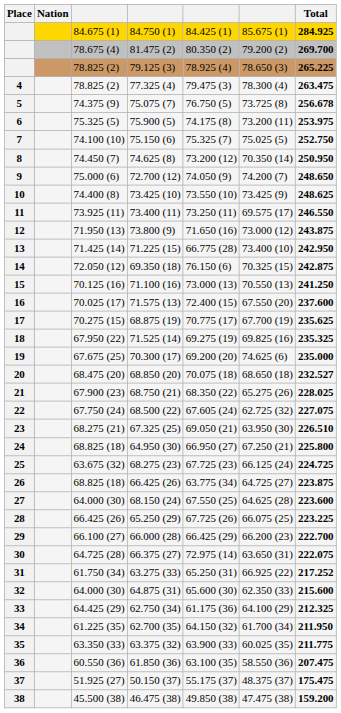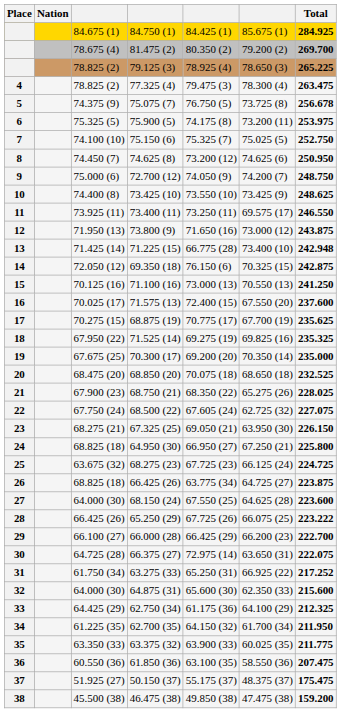(267, 158) 70.350 (14) -> (265, 158) 74.625 (6)
(316, 176) 248.650 -> (316, 176) 248.750
(316, 248) 242.950 -> (316, 248) 242.948
(265, 356) 74.625 (6) -> (267, 356) 70.350 (14)
(316, 374) 232.527 -> (316, 374) 232.525
(316, 428) 226.510 -> (316, 428) 226.150
(316, 518) 223.225 -> (316, 518) 223.222
